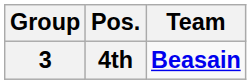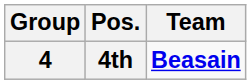(45, 60) 3 -> (45, 60) 4
